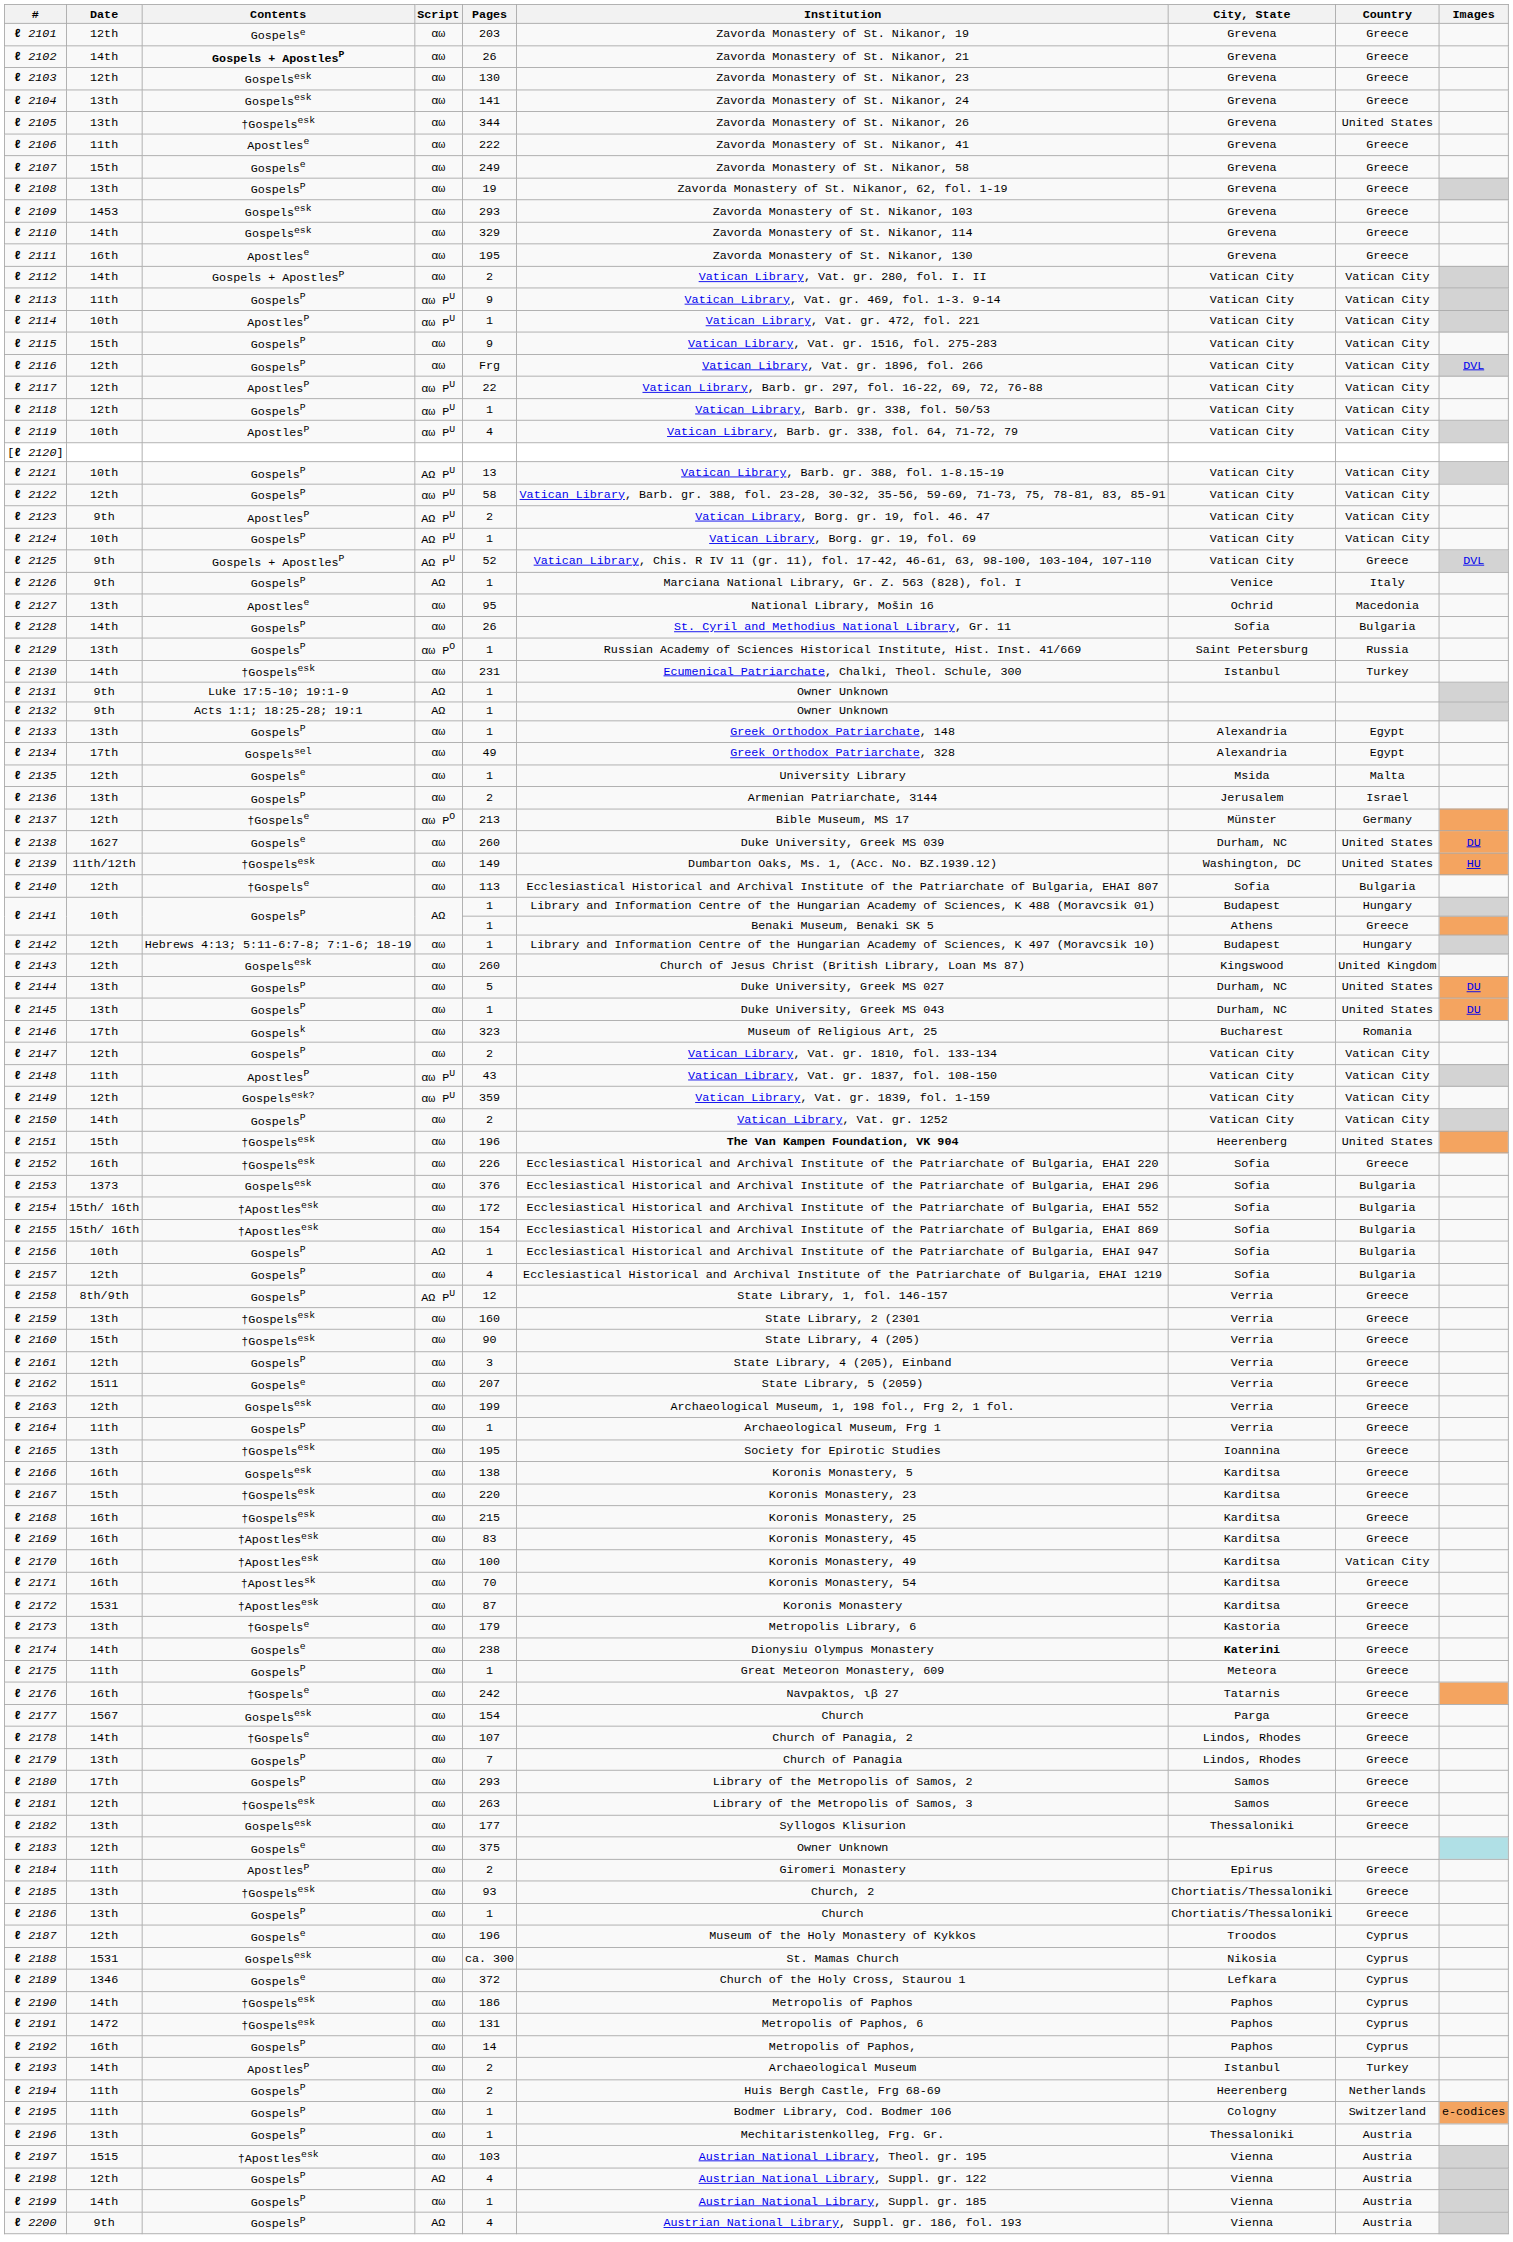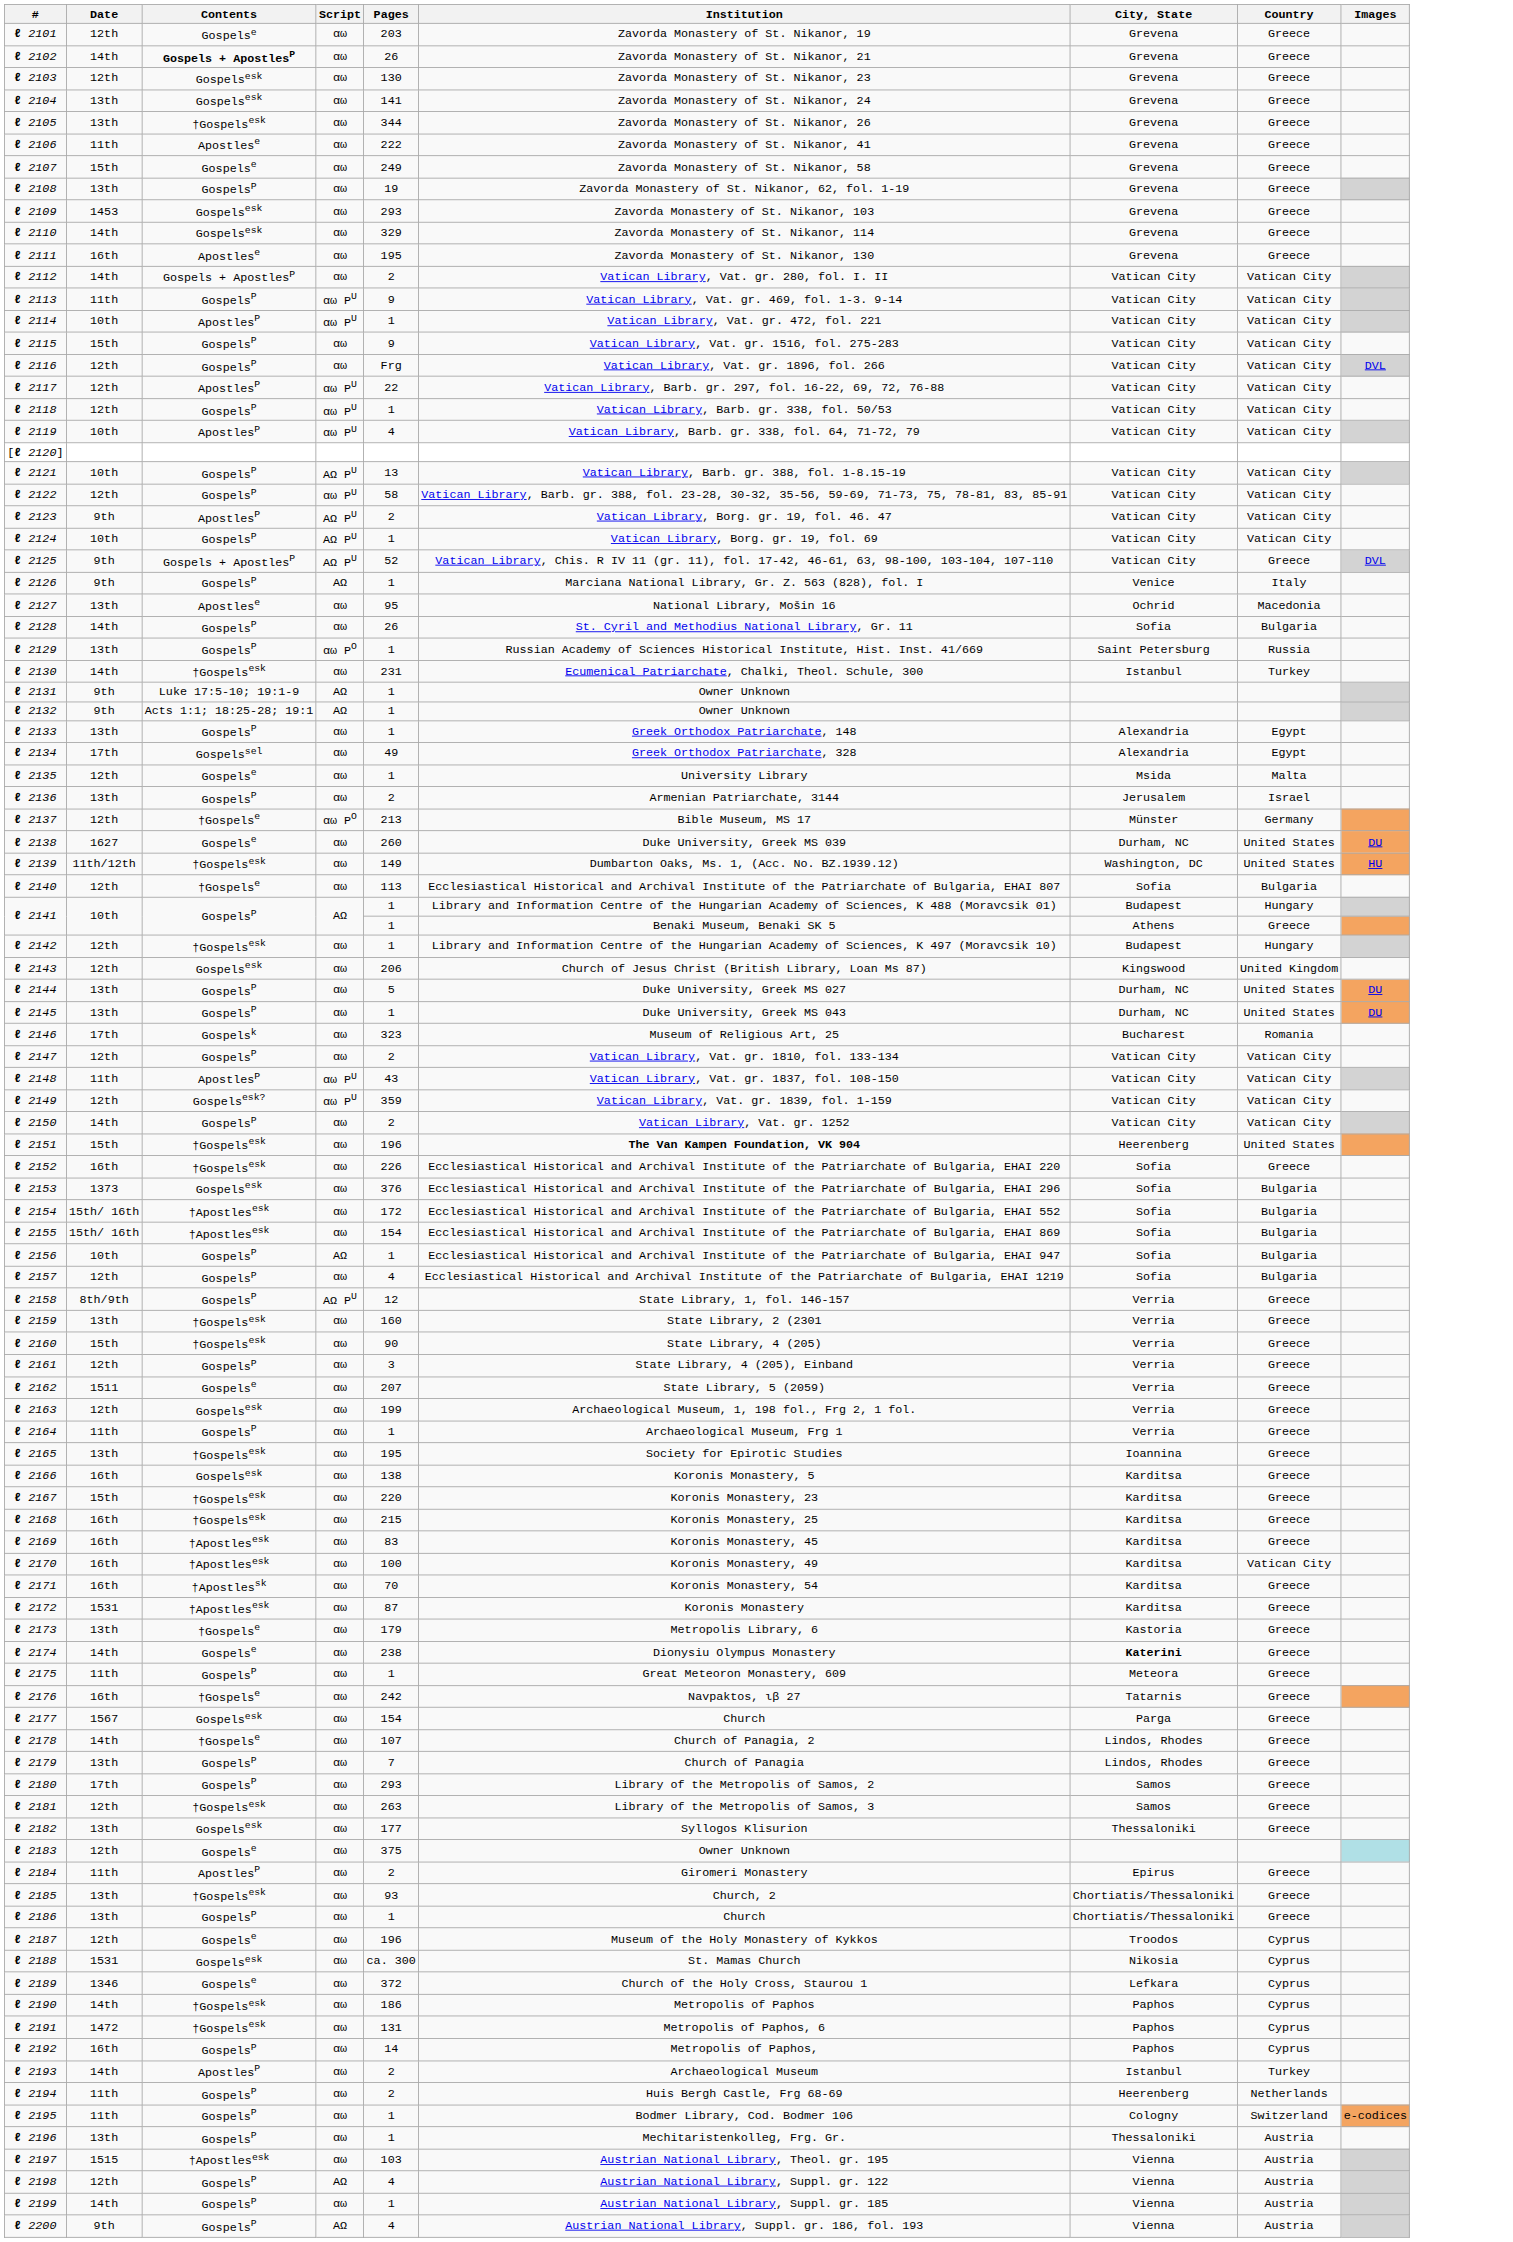(1387, 123) United States -> (1289, 123) Greece
(278, 945) Hebrews 4:13; 5:11-6:7-8; 7:1-6; 18-19 -> (229, 946) †Gospelsesk
(489, 965) 260 -> (391, 968) 206
